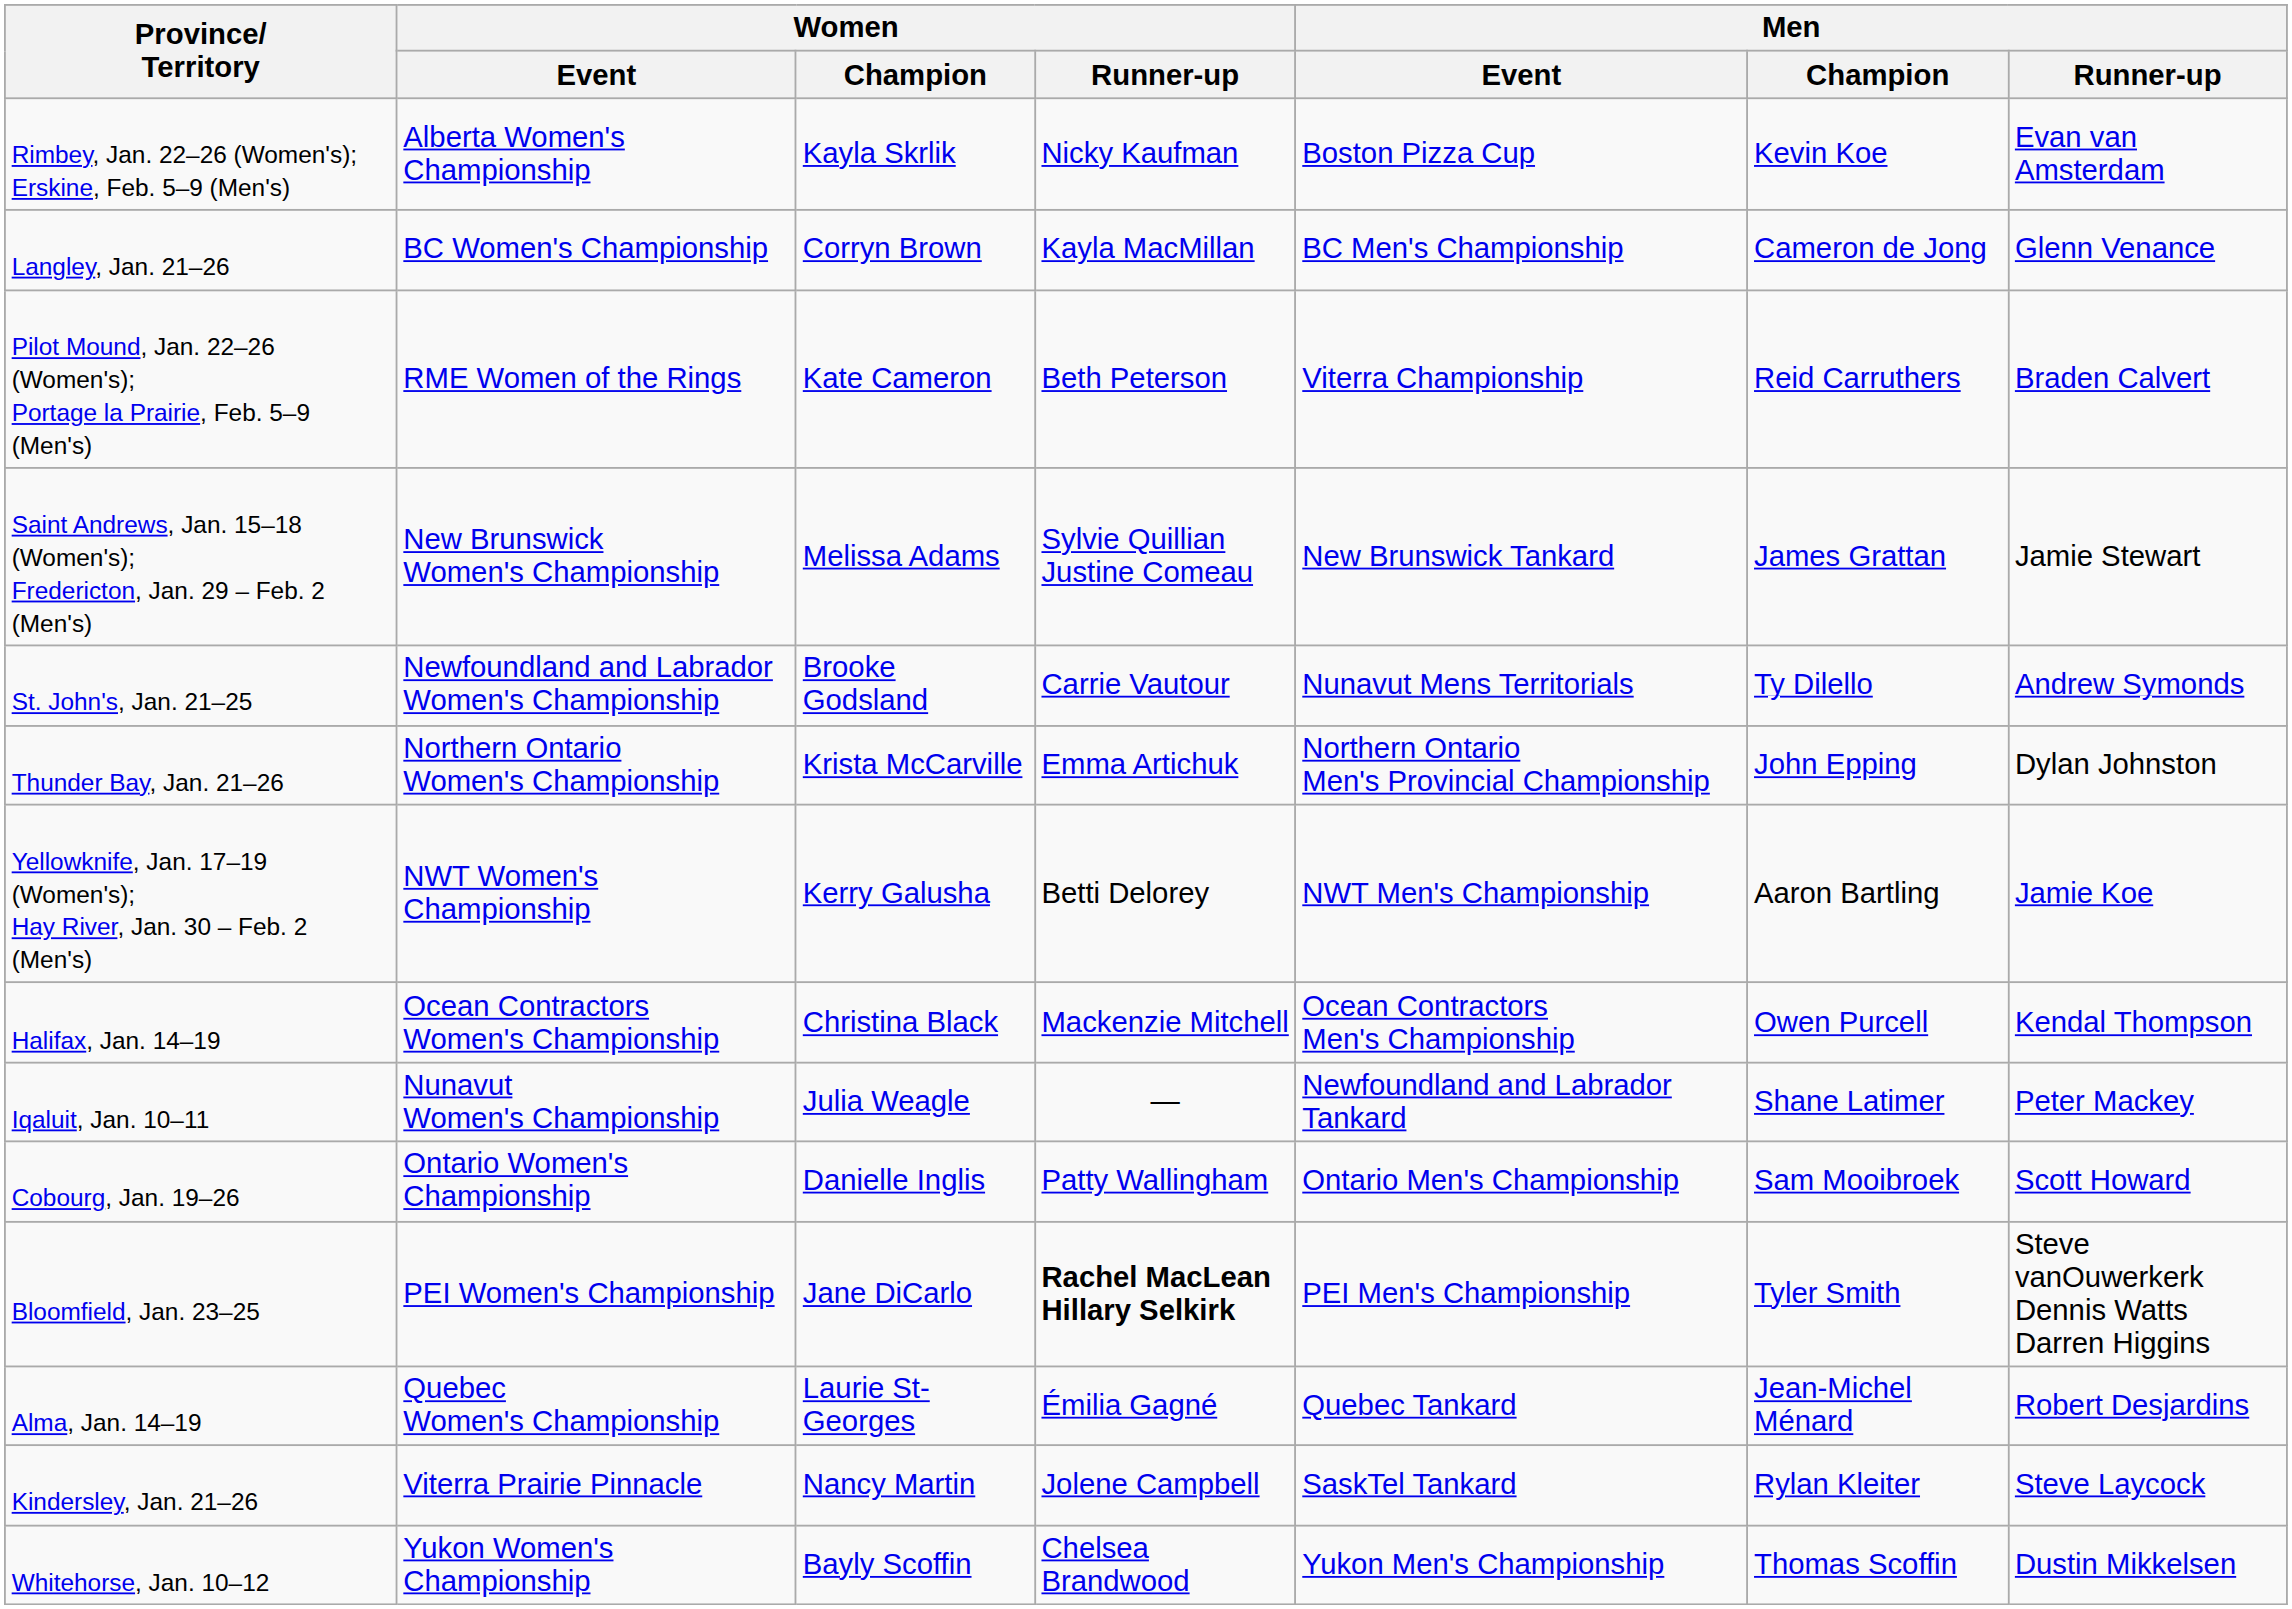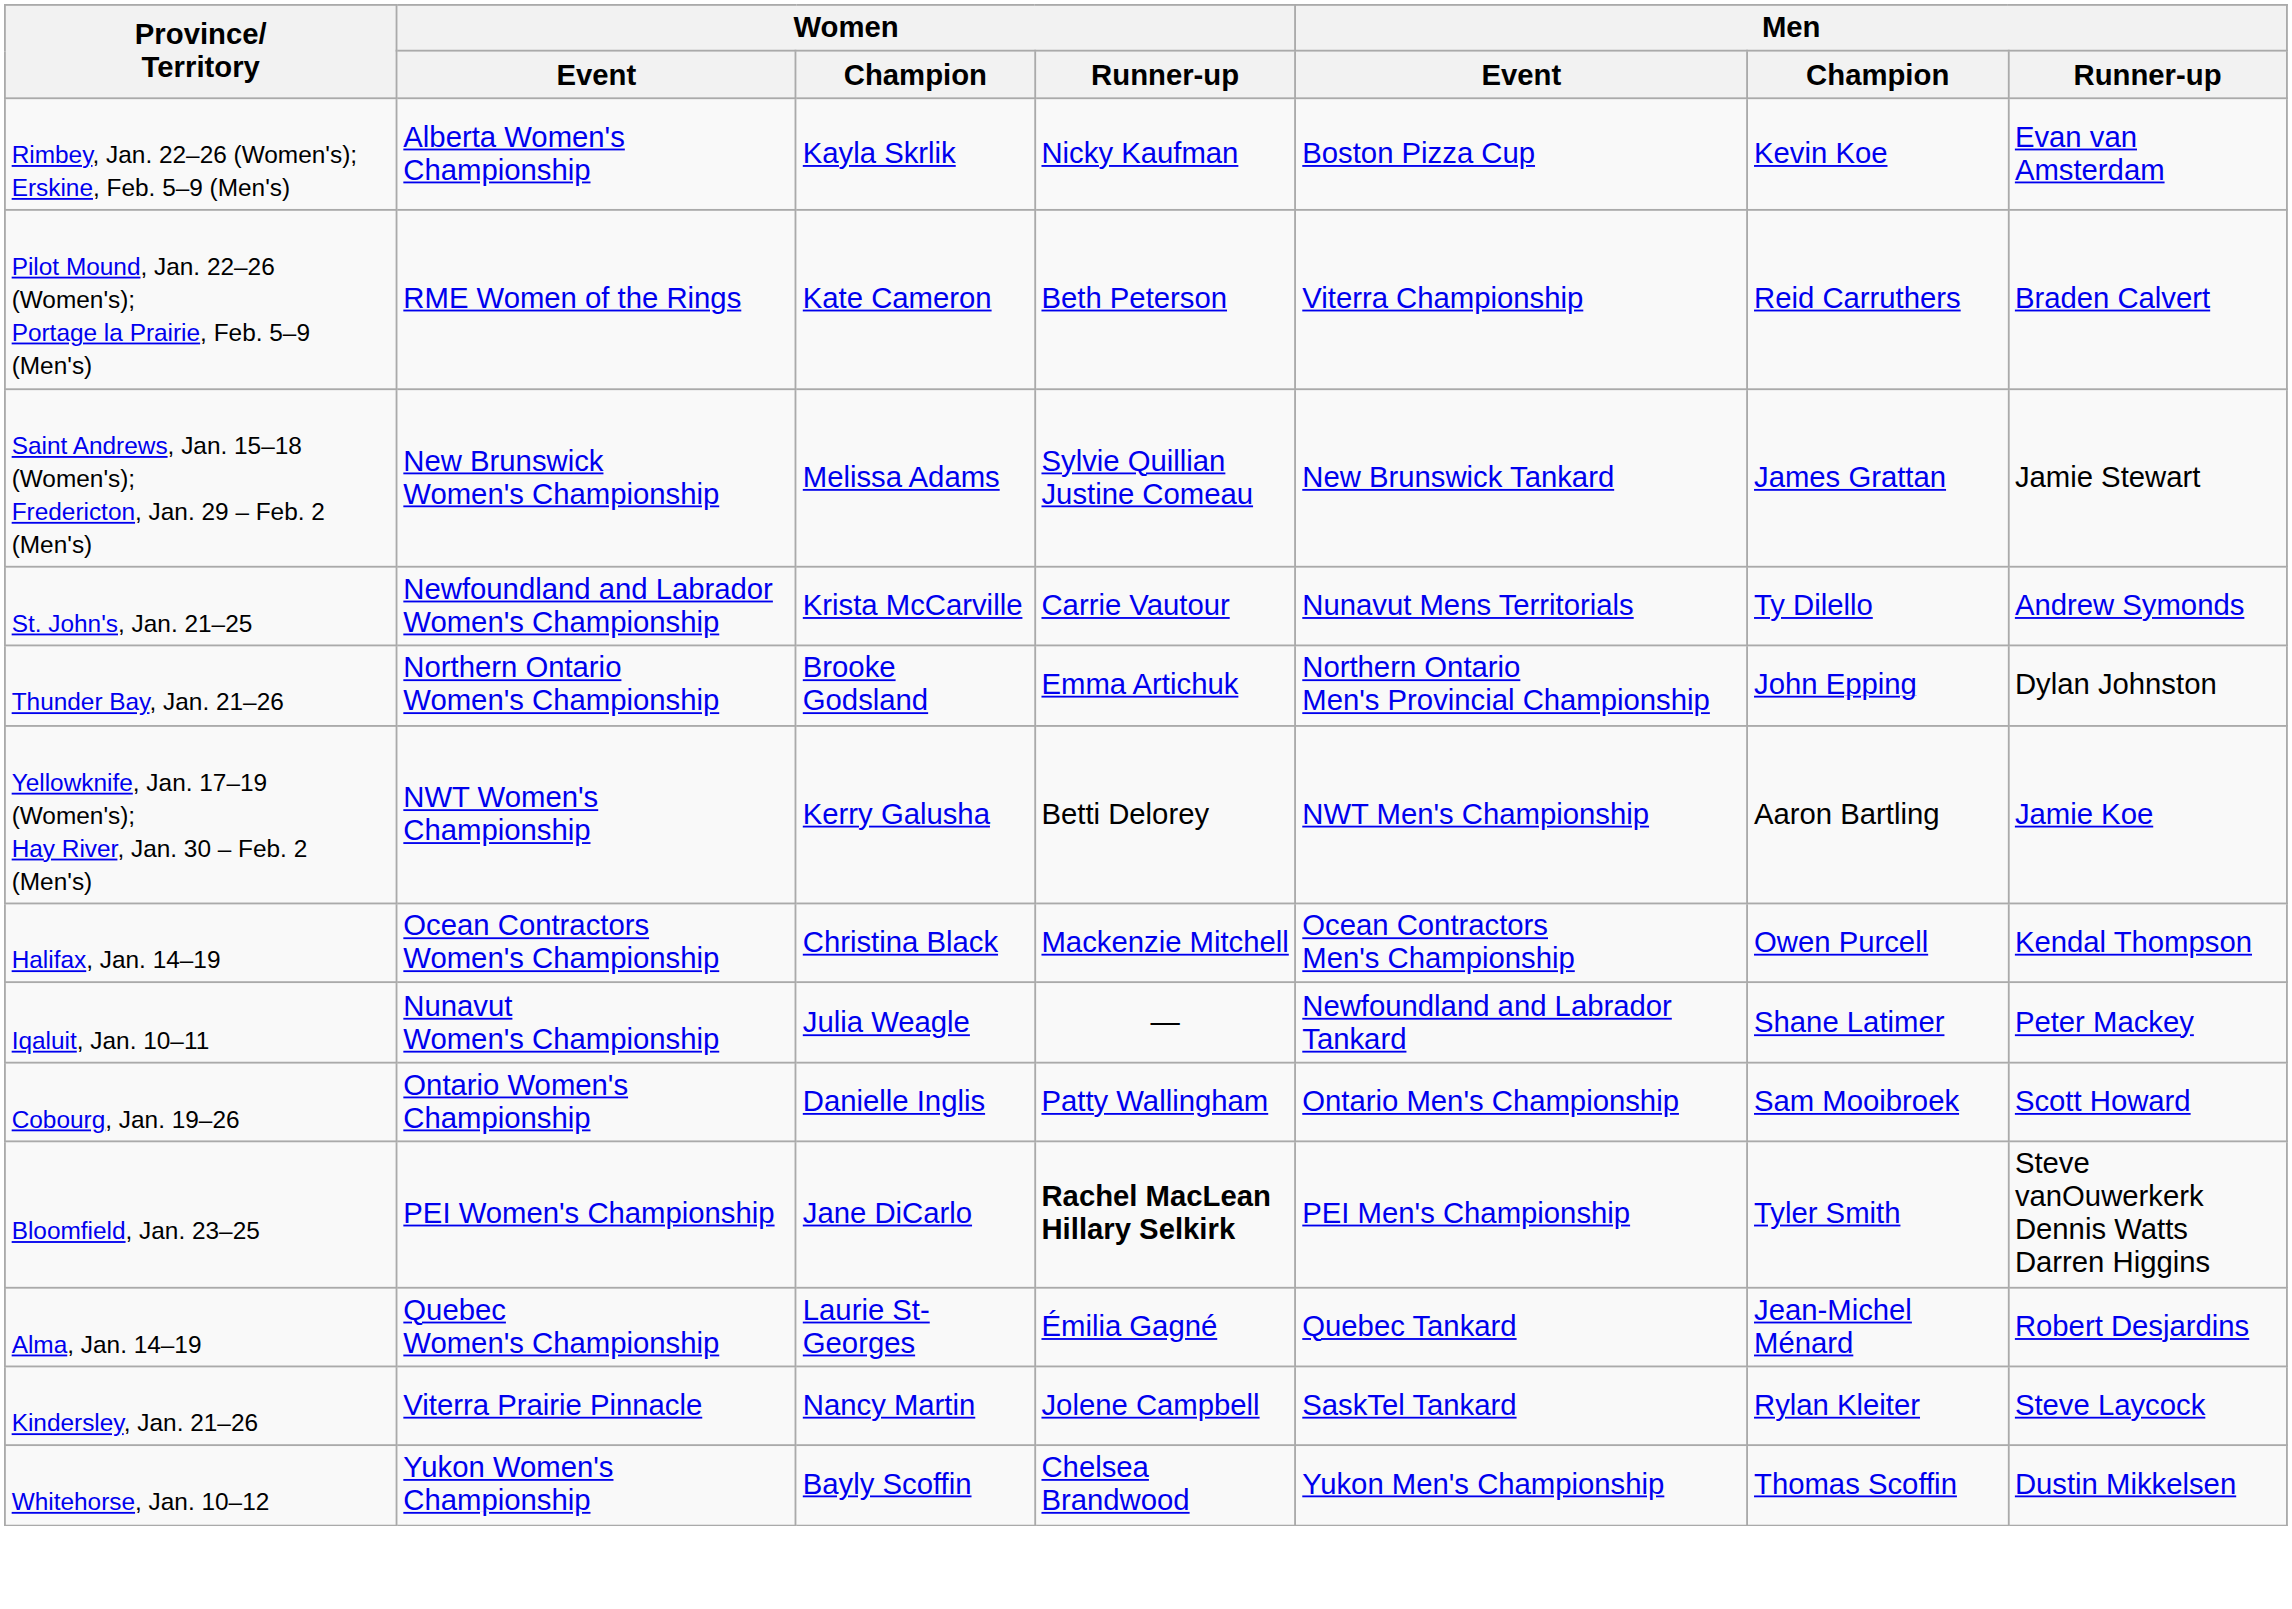- row: (121, 267)
(865, 685) Brooke Godsland -> (913, 605) Krista McCarville
(913, 764) Krista McCarville -> (865, 685) Brooke Godsland
